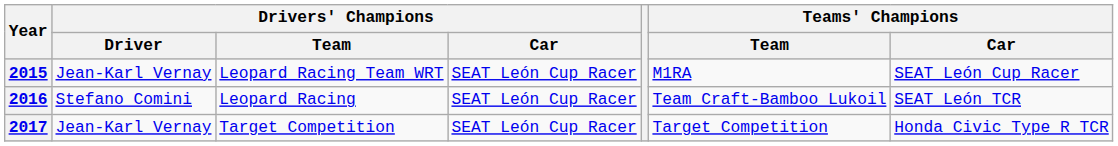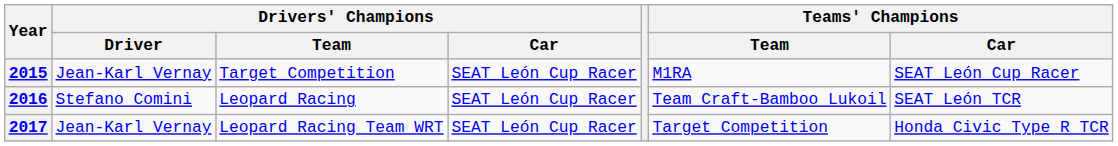(331, 73) Leopard Racing Team WRT -> (307, 73) Target Competition
(307, 127) Target Competition -> (331, 127) Leopard Racing Team WRT
